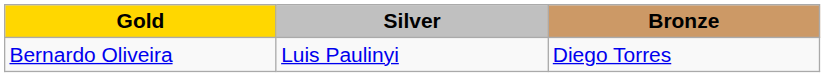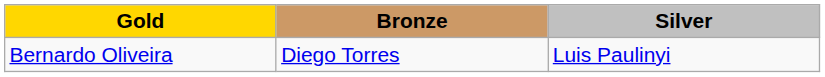columns swapped: (412, 21) <-> (684, 21)
